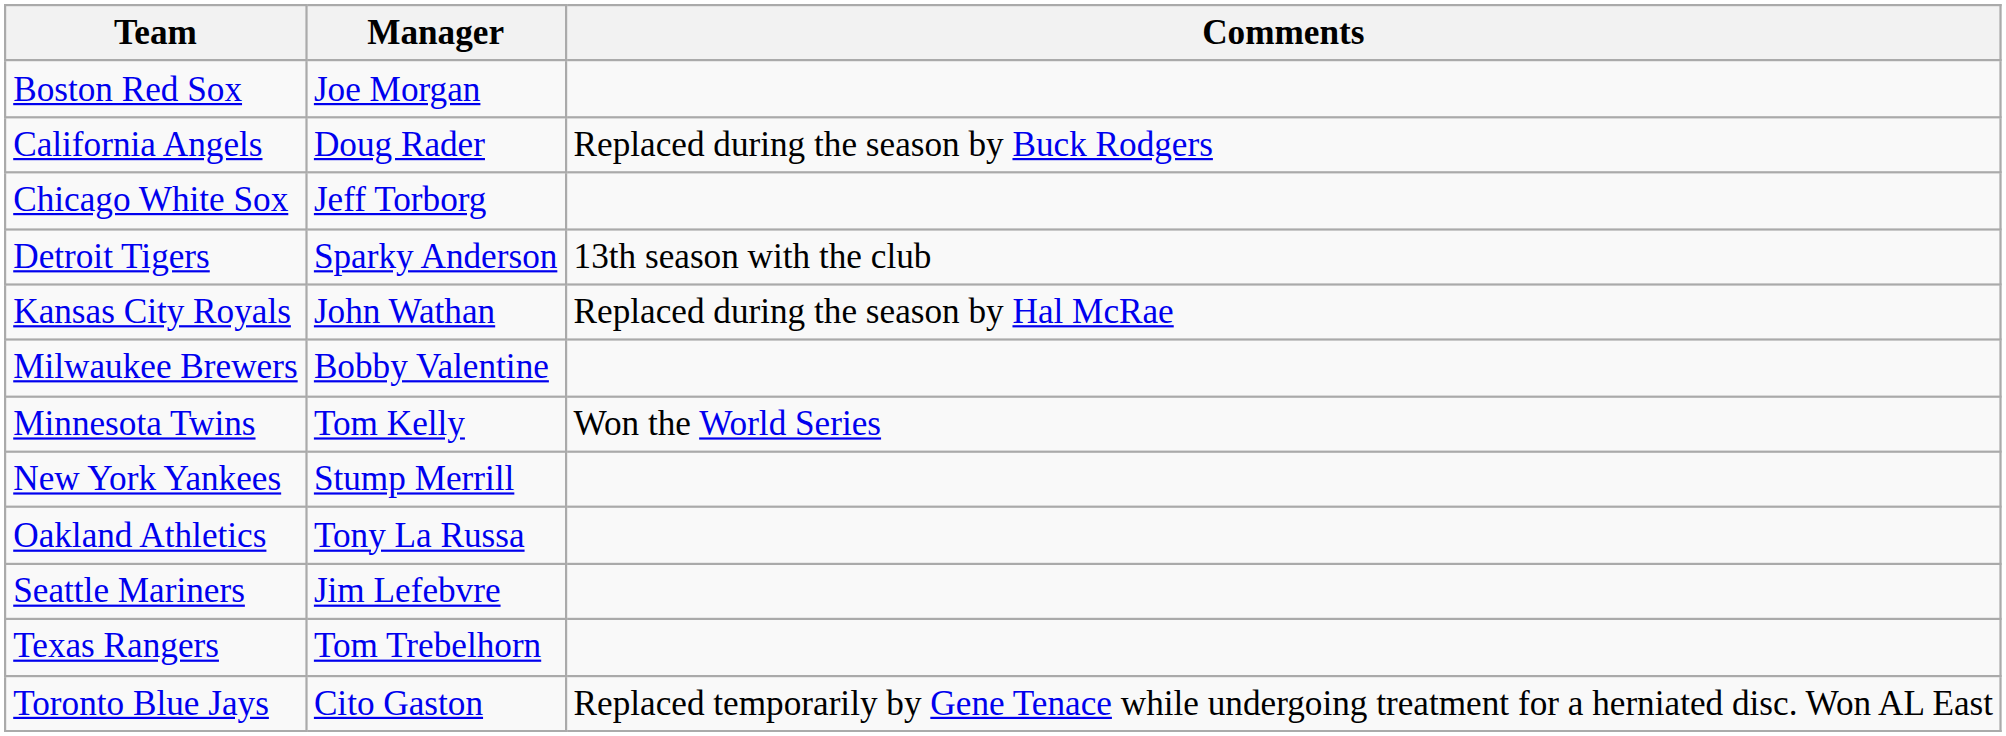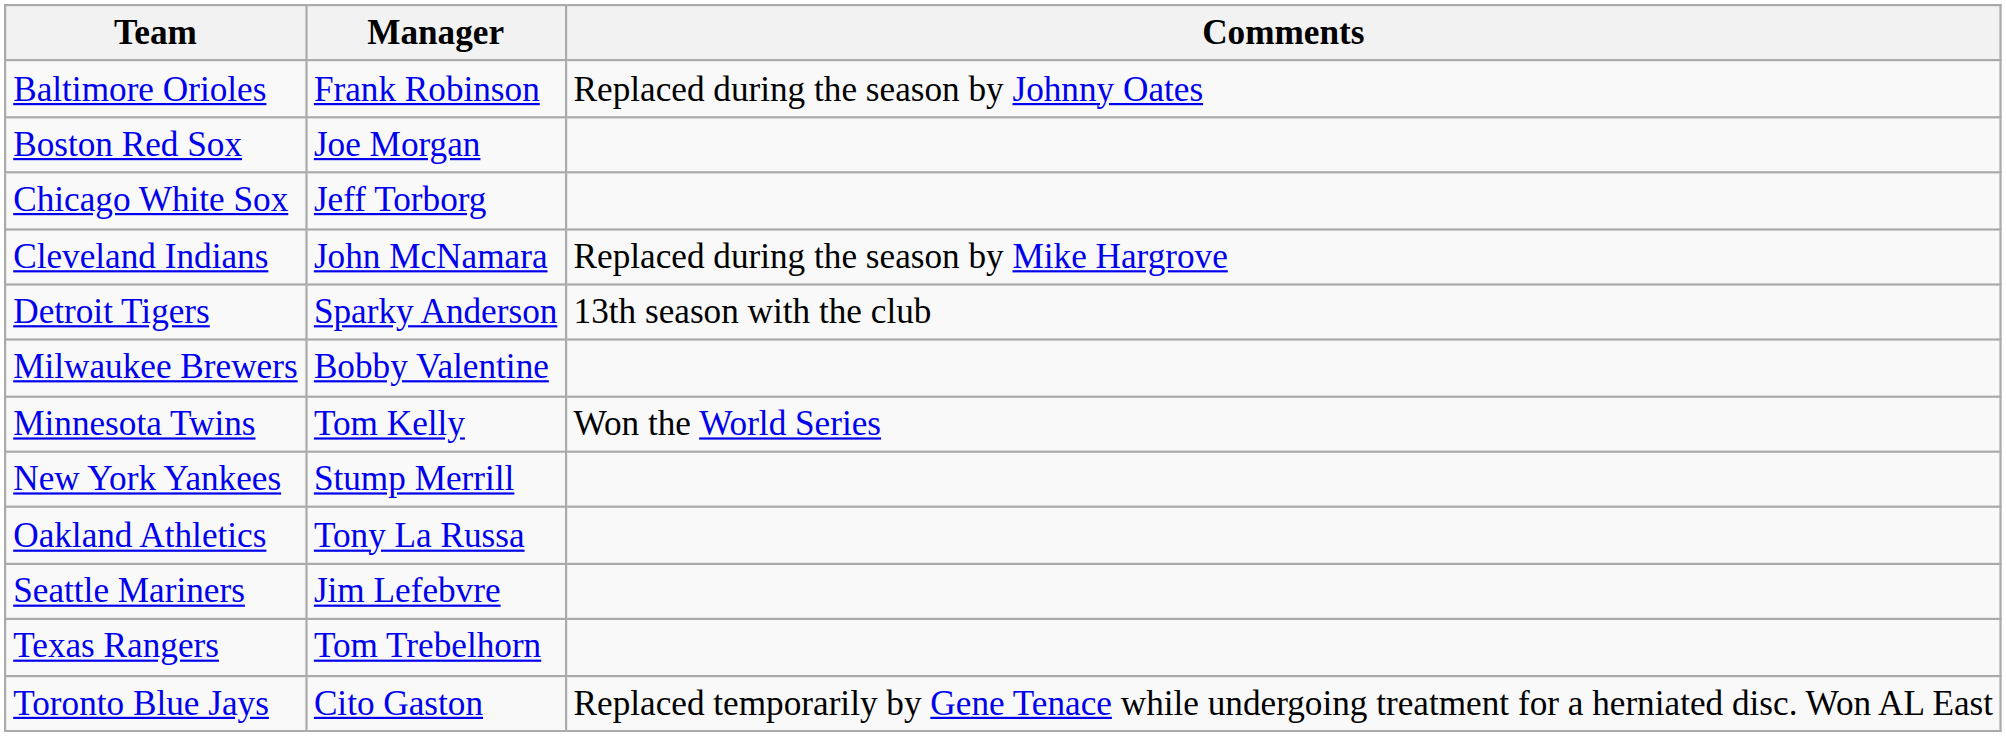+ row: (140, 88)
- row: (138, 144)
+ row: (141, 255)
- row: (152, 311)
